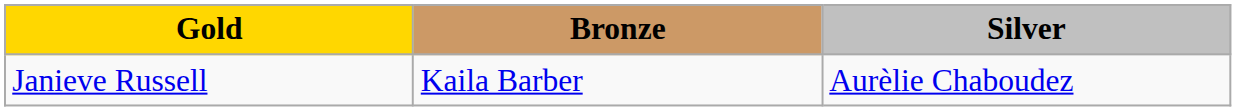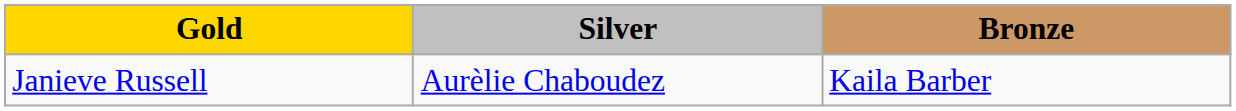columns swapped: (1026, 29) <-> (618, 29)
